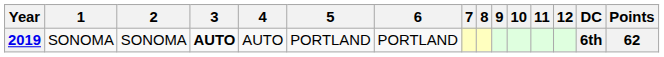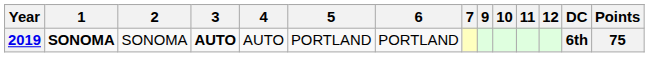- column: (484, 17)
(81, 40) normal -> (81, 40) bold
(632, 40) 62 -> (618, 40) 75
